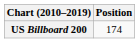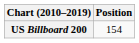(114, 29) 174 -> (114, 29) 154
